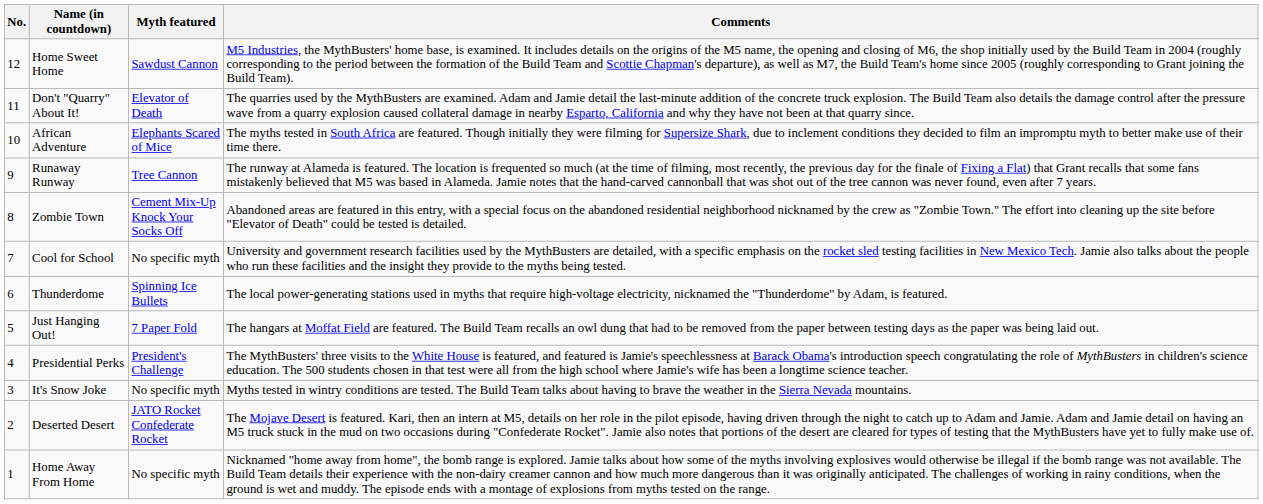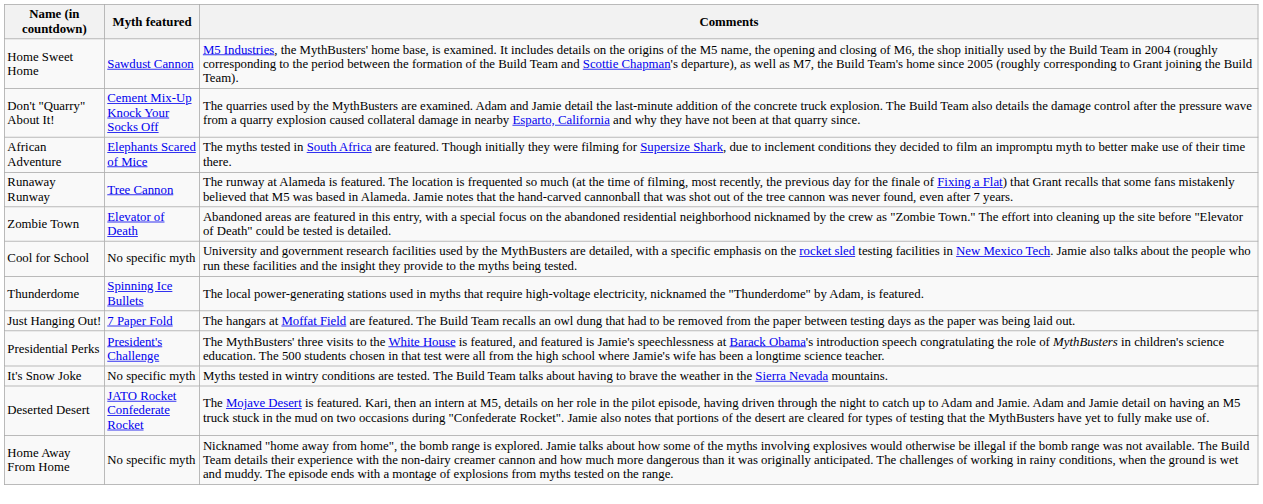- column: (17, 21)
(160, 105) Elevator of Death -> (149, 112) Cement Mix-Up Knock Your Socks Off
(174, 216) Cement Mix-Up Knock Your Socks Off -> (136, 224) Elevator of Death
